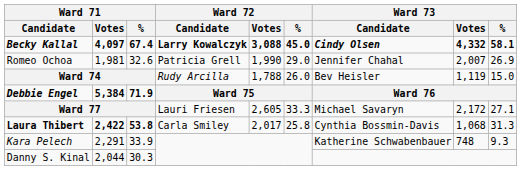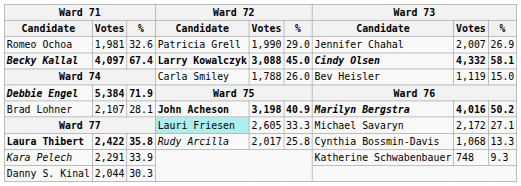rows swapped: (42, 45) <-> (39, 61)
(193, 77) Rudy Arcilla -> (193, 77) Carla Smiley
+ row: (39, 109)
(196, 109) no background -> (196, 125) paleturquoise background
(141, 125) 53.8 -> (141, 141) 35.8
(193, 125) Carla Smiley -> (193, 141) Rudy Arcilla
(502, 125) 31.3 -> (502, 141) 13.3
